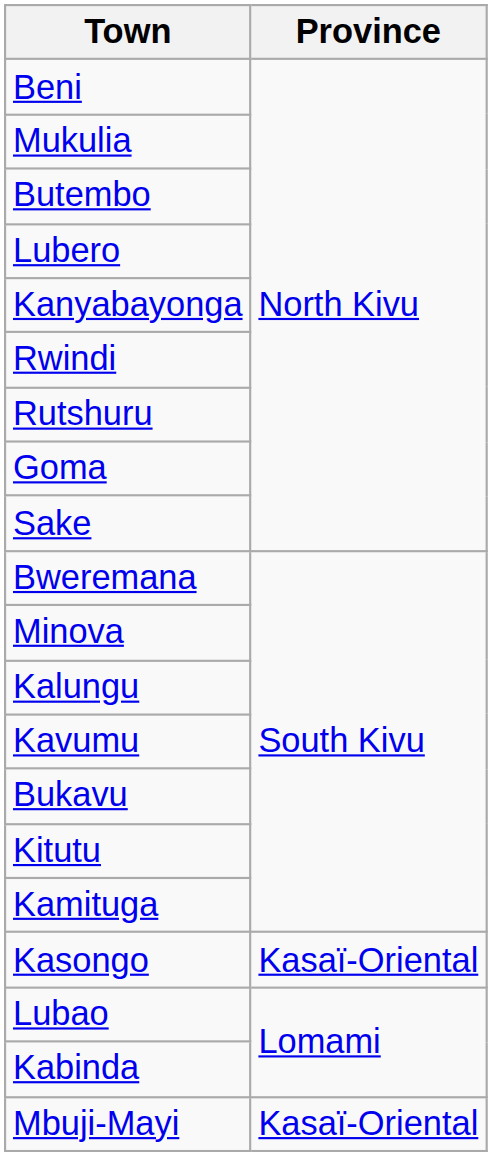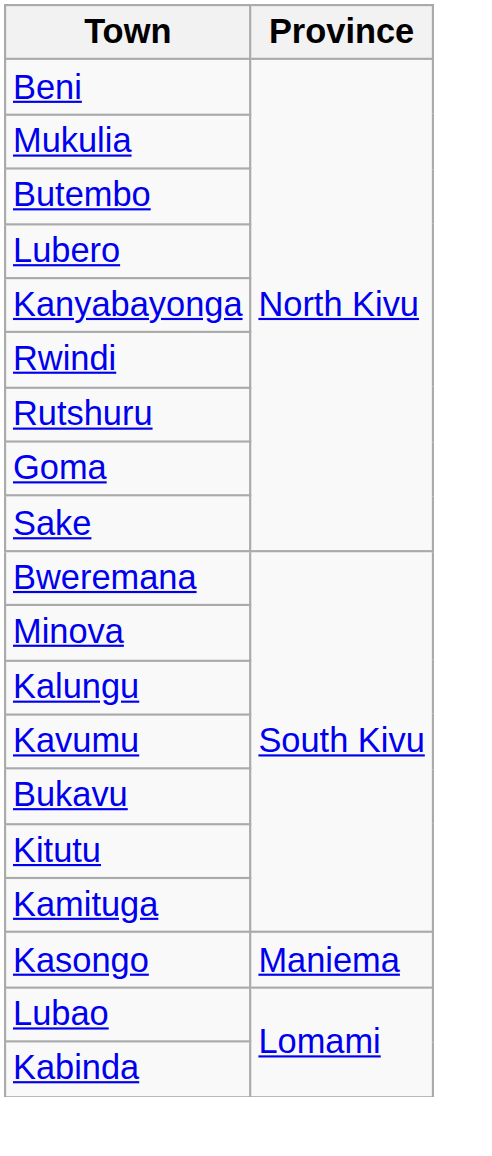(368, 959) Kasaï-Oriental -> (329, 959) Maniema
- row: (96, 1122)
